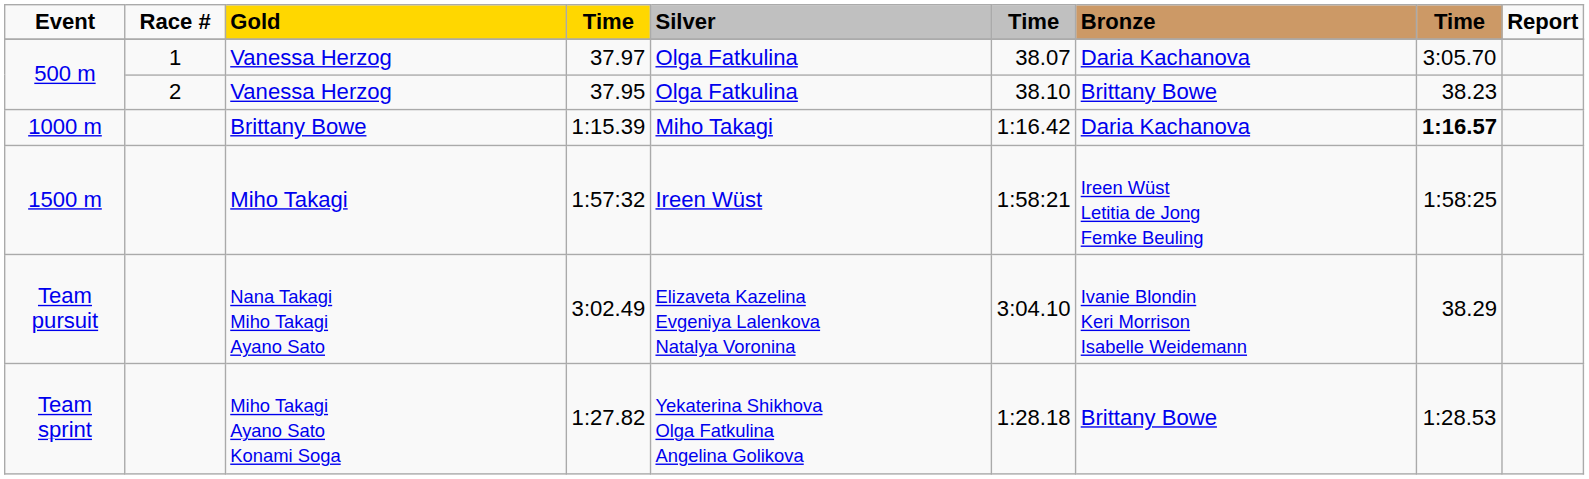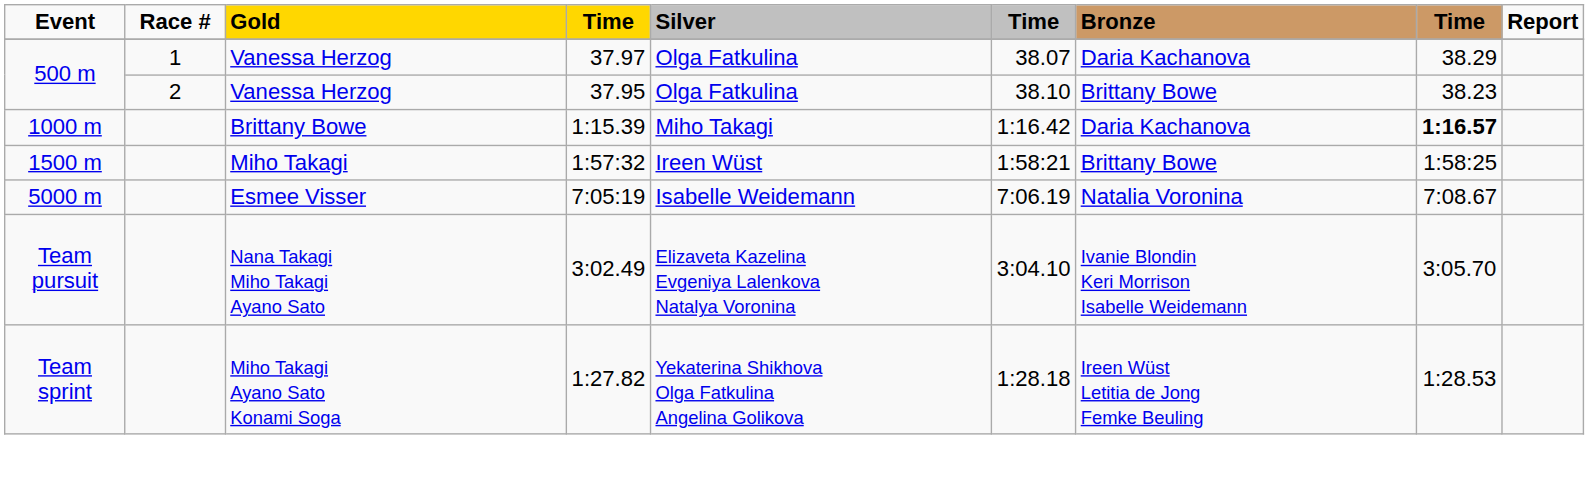(1460, 57) 3:05.70 -> (1469, 57) 38.29
(1142, 213) Ireen Wüst Letitia de Jong Femke Beuling -> (1149, 162) Brittany Bowe
+ row: (608, 197)
(1469, 308) 38.29 -> (1460, 269) 3:05.70
(1149, 418) Brittany Bowe -> (1142, 392) Ireen Wüst Letitia de Jong Femke Beuling
